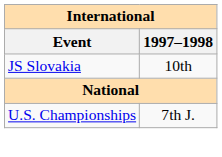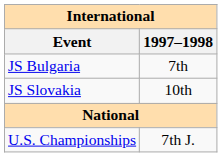+ row: (44, 66)
